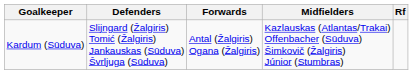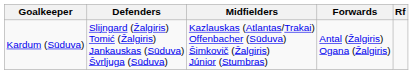columns swapped: (328, 12) <-> (224, 12)
